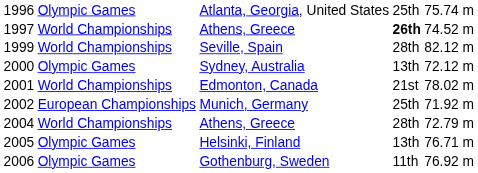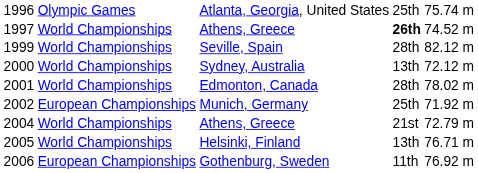(87, 67) Olympic Games -> (105, 67) World Championships
(406, 86) 21st -> (406, 86) 28th
(406, 123) 28th -> (406, 123) 21st
(87, 142) Olympic Games -> (105, 142) World Championships
(87, 161) Olympic Games -> (117, 161) European Championships
